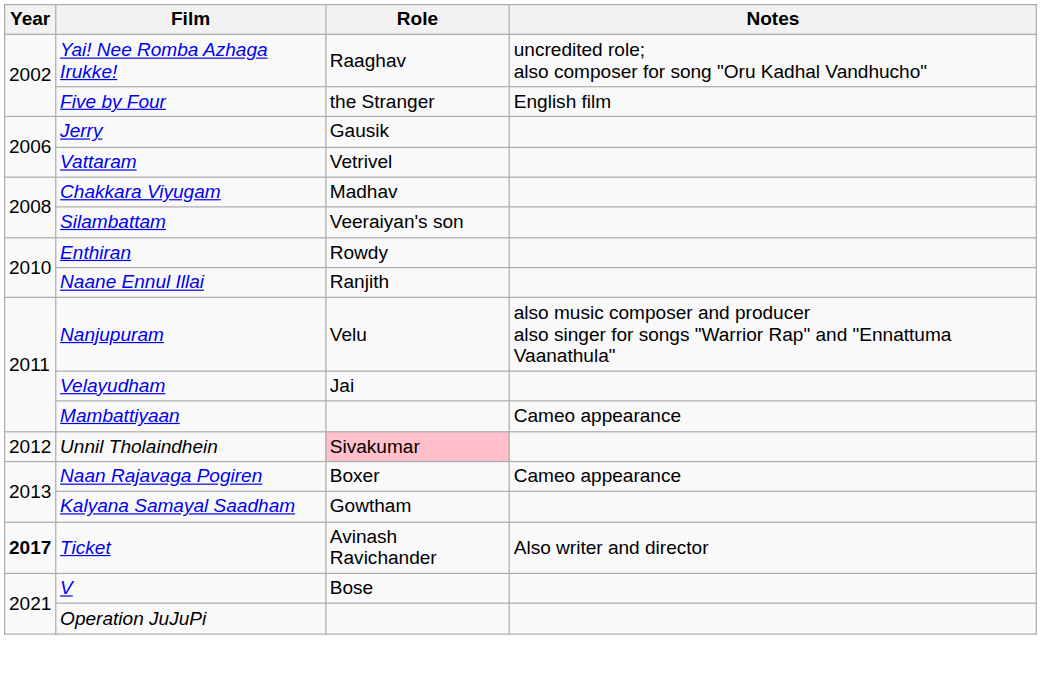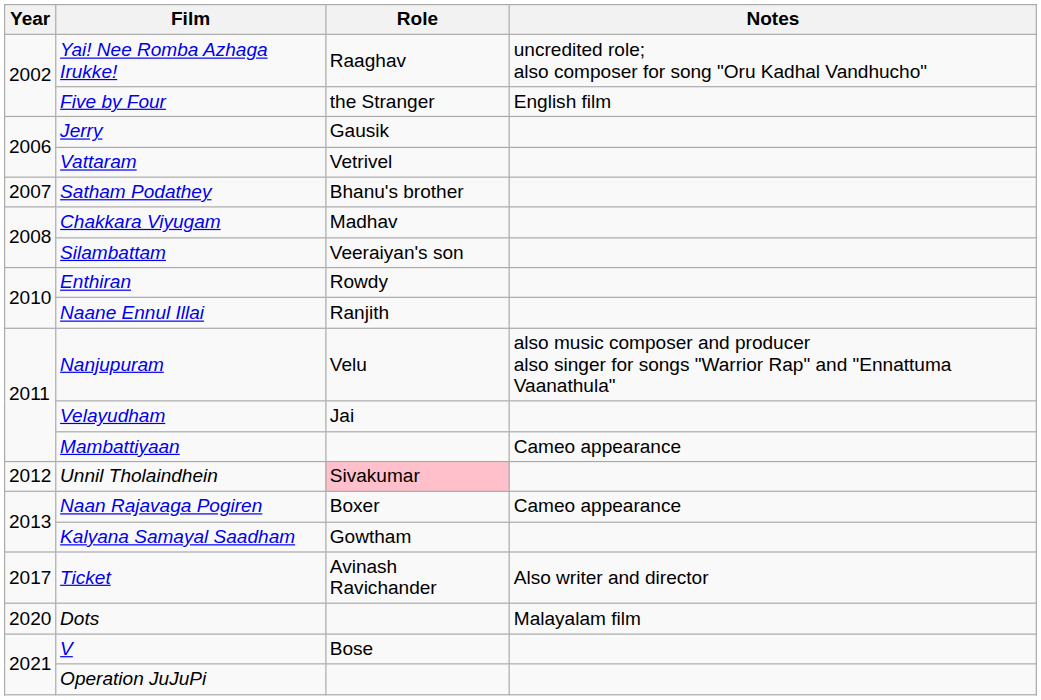+ row: (136, 191)
(30, 547) bold -> (30, 577) normal
+ row: (80, 618)
